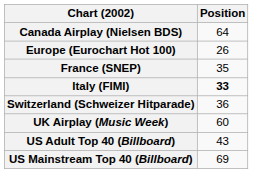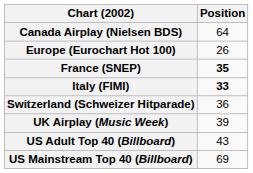(223, 68) normal -> (223, 68) bold
(223, 123) 60 -> (223, 123) 39
